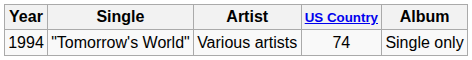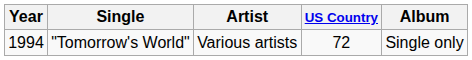(341, 42) 74 -> (341, 42) 72
